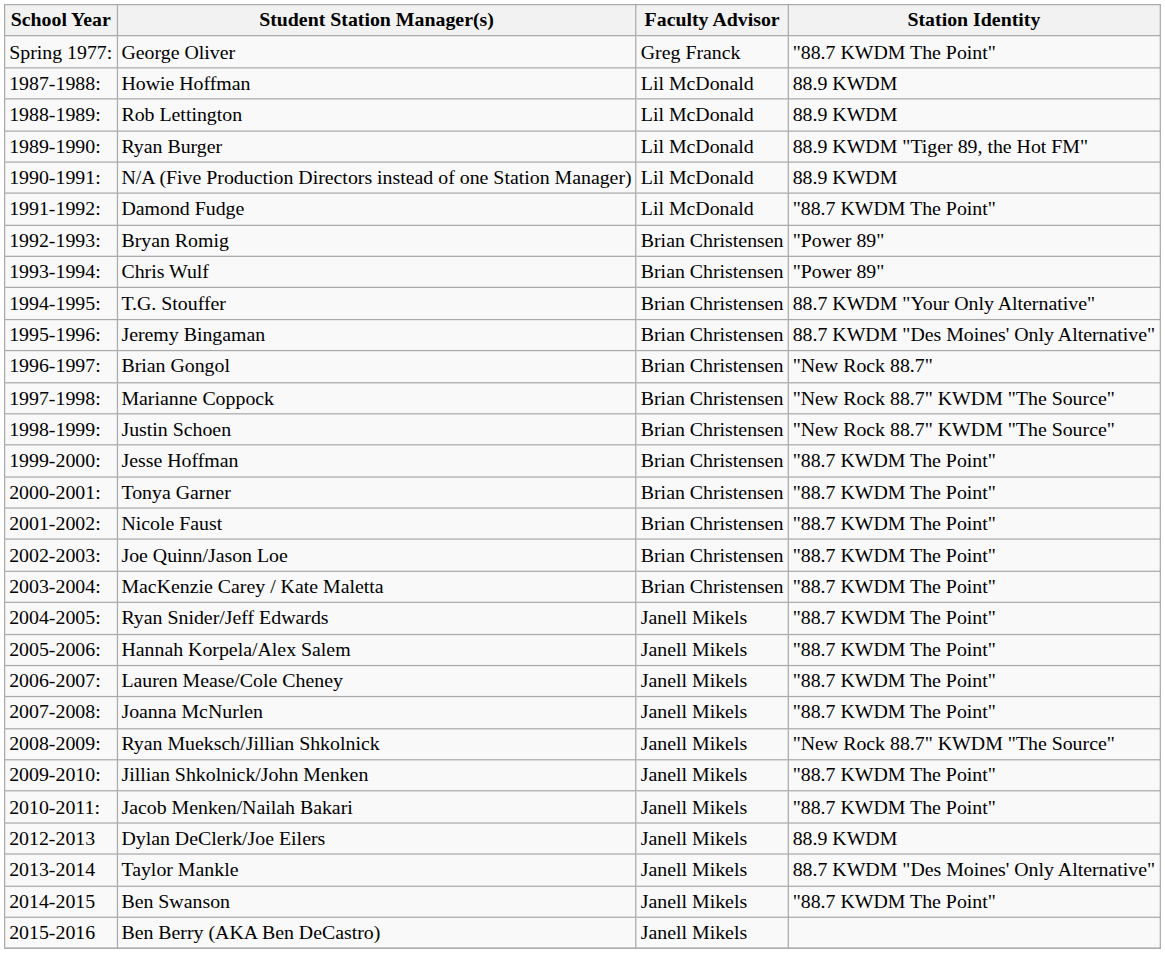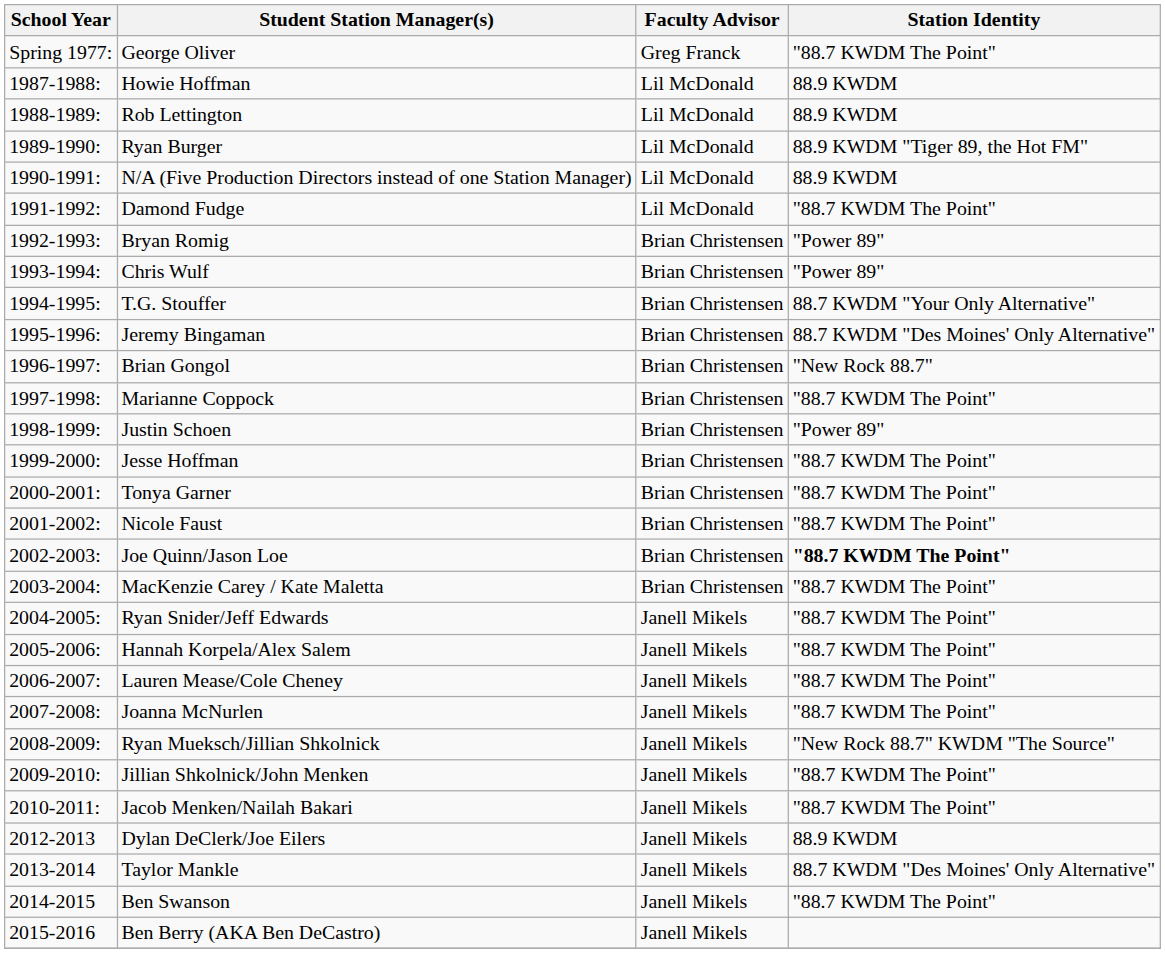(954, 397) "New Rock 88.7" KWDM "The Source" -> (894, 397) "88.7 KWDM The Point"
(954, 429) "New Rock 88.7" KWDM "The Source" -> (838, 429) "Power 89"
(894, 555) normal -> (902, 555) bold
